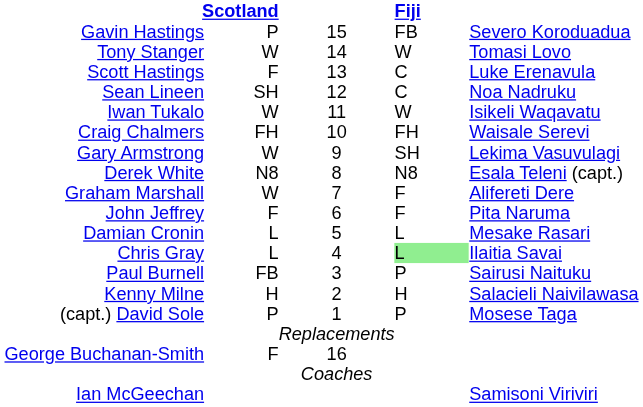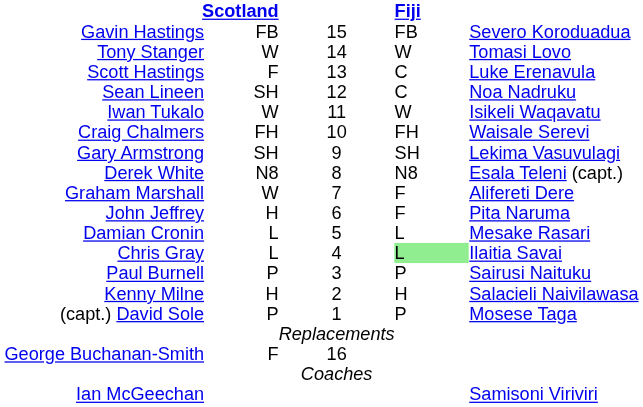(273, 31) P -> (267, 31) FB
(270, 152) W -> (266, 152) SH
(273, 213) F -> (272, 213) H
(267, 273) FB -> (273, 273) P
